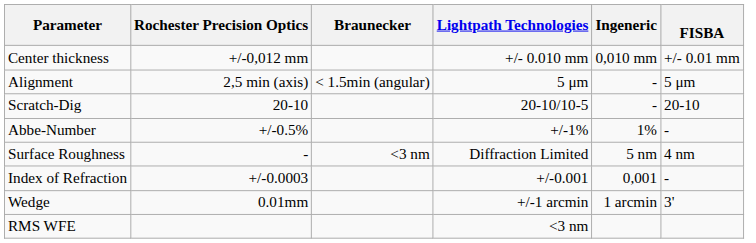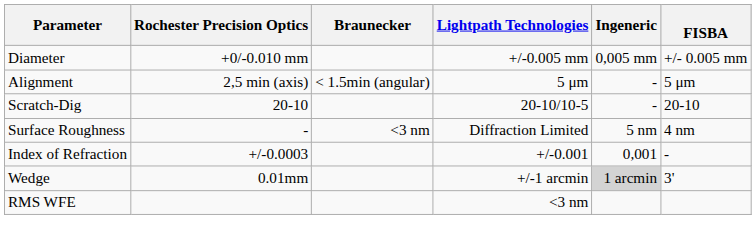+ row: (36, 57)
- row: (58, 57)
- row: (52, 130)
(630, 202) no background -> (630, 178) lightgrey background
